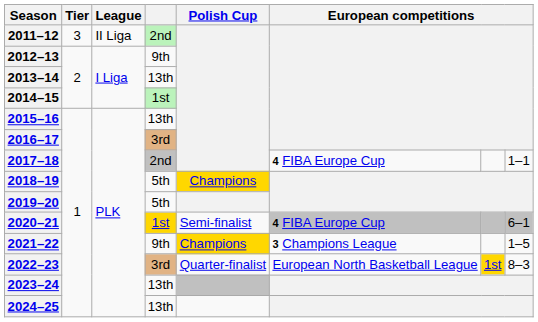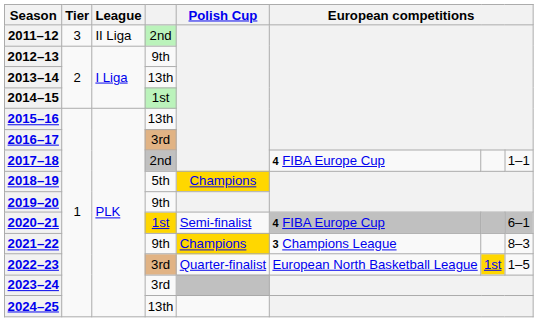(161, 202) 5th -> (161, 202) 9th
(519, 243) 1–5 -> (519, 243) 8–3
(519, 264) 8–3 -> (519, 264) 1–5
(161, 285) 13th -> (161, 285) 3rd
